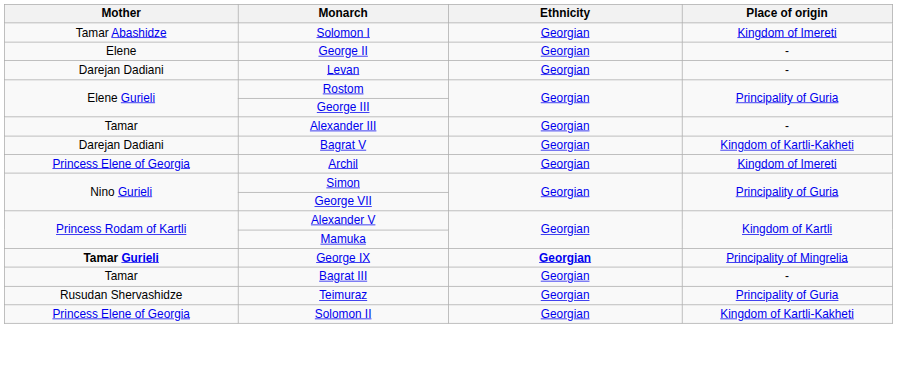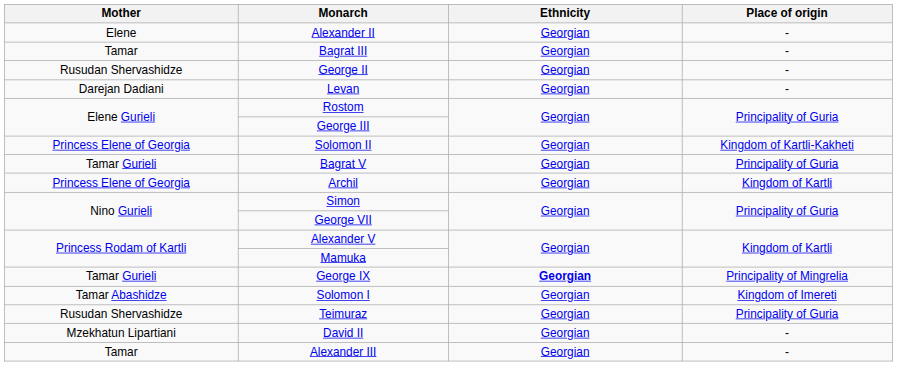+ row: (343, 32)
rows swapped: (343, 276) <-> (343, 32)
(121, 51) Elene -> (121, 70) Rusudan Shervashidze
rows swapped: (343, 126) <-> (343, 314)
(121, 145) Darejan Dadiani -> (121, 164) Tamar Gurieli
(787, 145) Kingdom of Kartli-Kakheti -> (787, 164) Principality of Guria
(787, 164) Kingdom of Imereti -> (787, 182) Kingdom of Kartli
(121, 257) bold -> (121, 276) normal
+ row: (343, 333)
